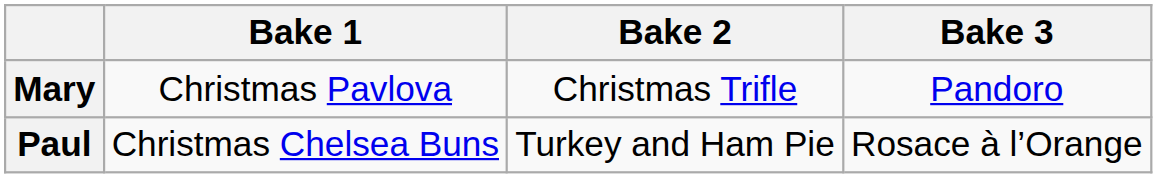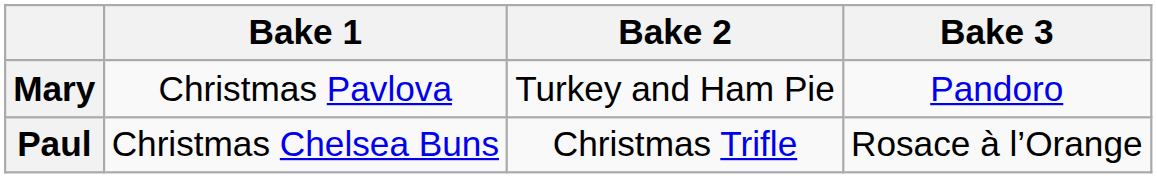(675, 88) Christmas Trifle -> (675, 88) Turkey and Ham Pie
(675, 144) Turkey and Ham Pie -> (675, 144) Christmas Trifle
